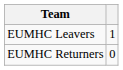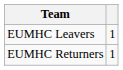(112, 54) 0 -> (112, 54) 1
